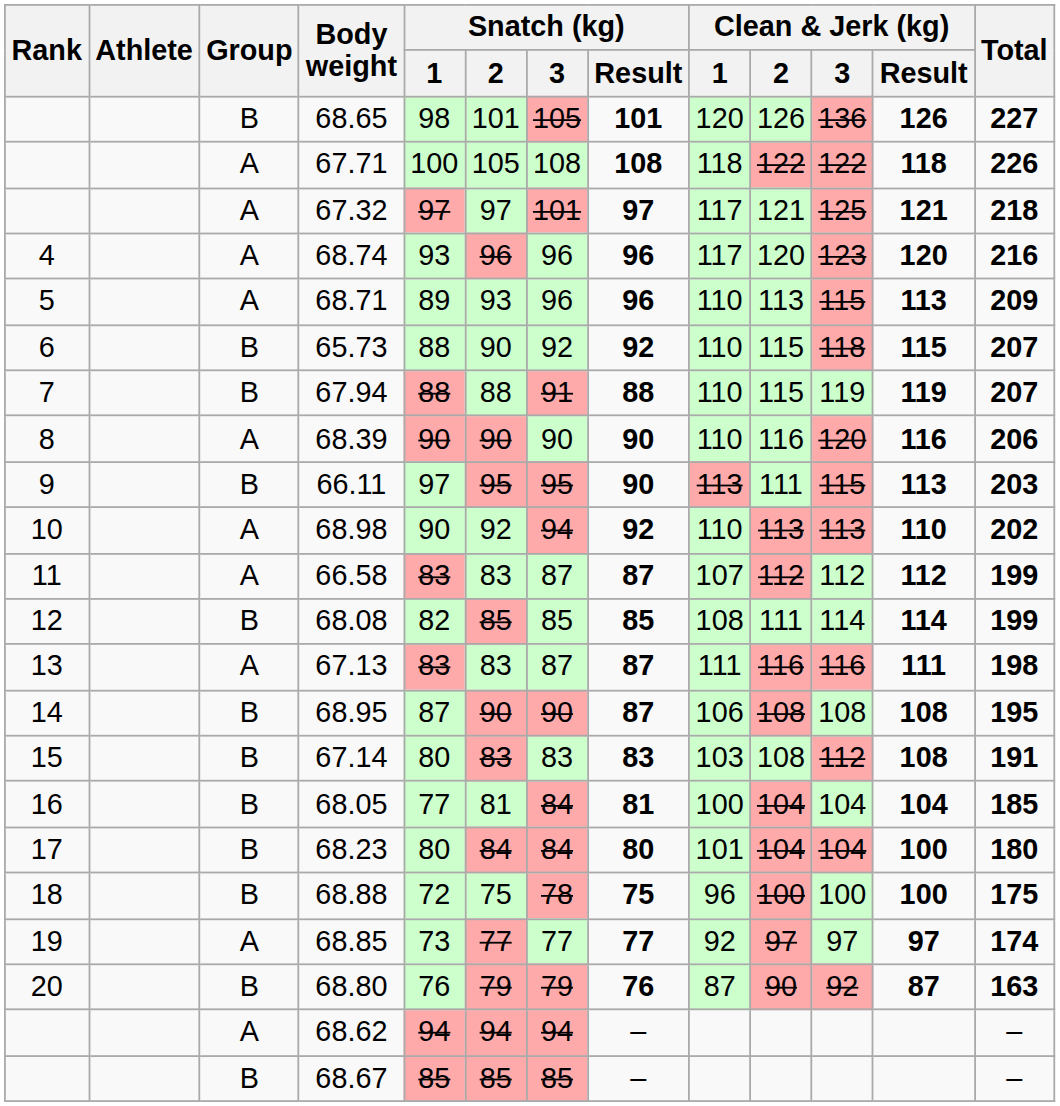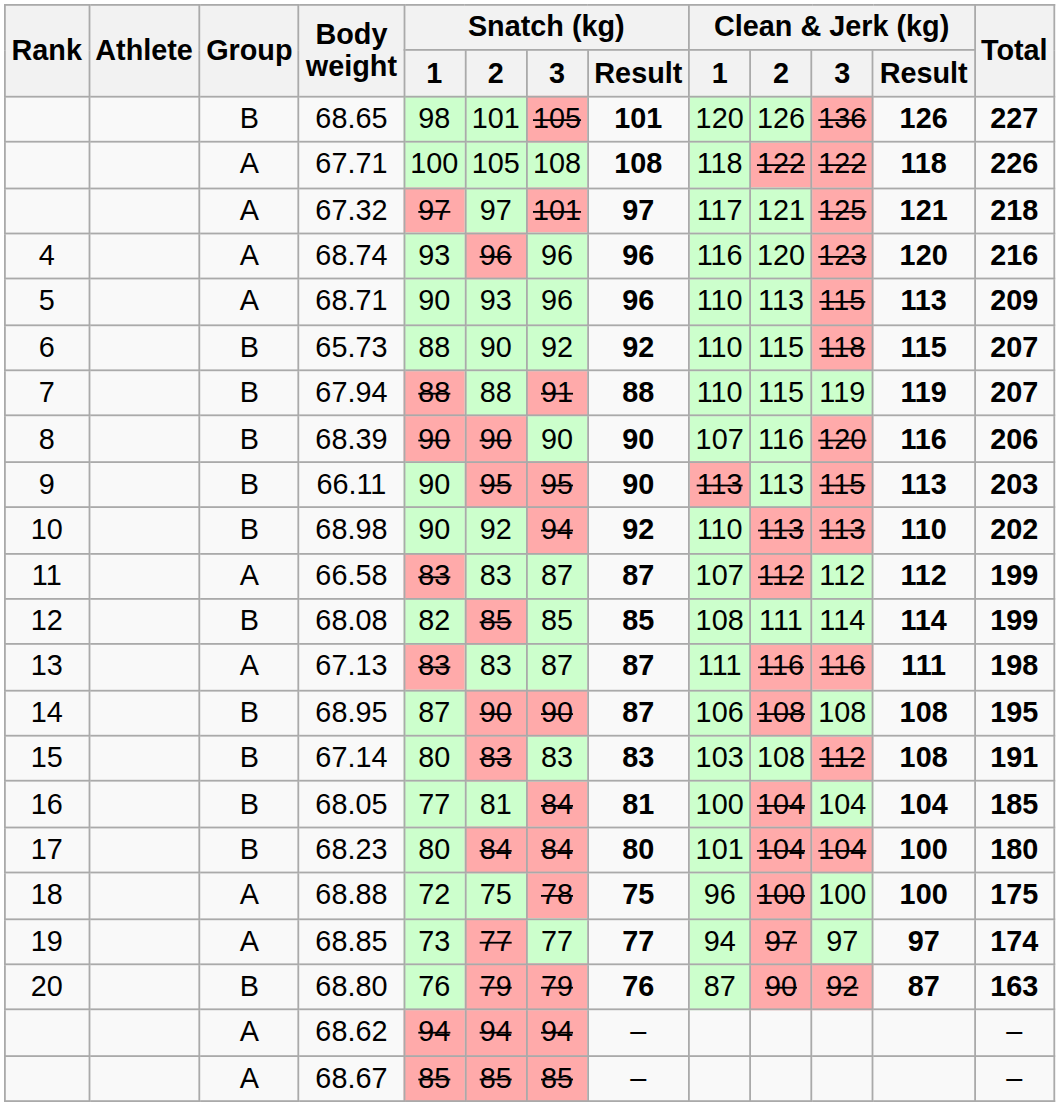(720, 255) 117 -> (720, 255) 116
(434, 301) 89 -> (434, 301) 90
(249, 438) A -> (249, 438) B
(720, 438) 110 -> (720, 438) 107
(434, 484) 97 -> (434, 484) 90
(781, 484) 111 -> (781, 484) 113
(249, 529) A -> (249, 529) B
(249, 895) B -> (249, 895) A
(720, 940) 92 -> (720, 940) 94
(249, 1077) B -> (249, 1077) A
